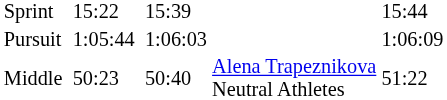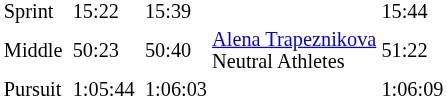rows swapped: (33, 39) <-> (33, 78)
